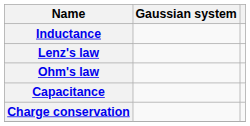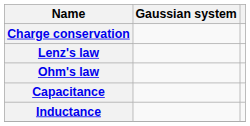rows swapped: (68, 111) <-> (68, 33)
